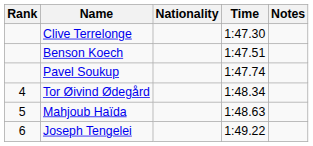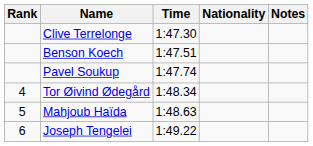columns swapped: (187, 14) <-> (245, 14)
